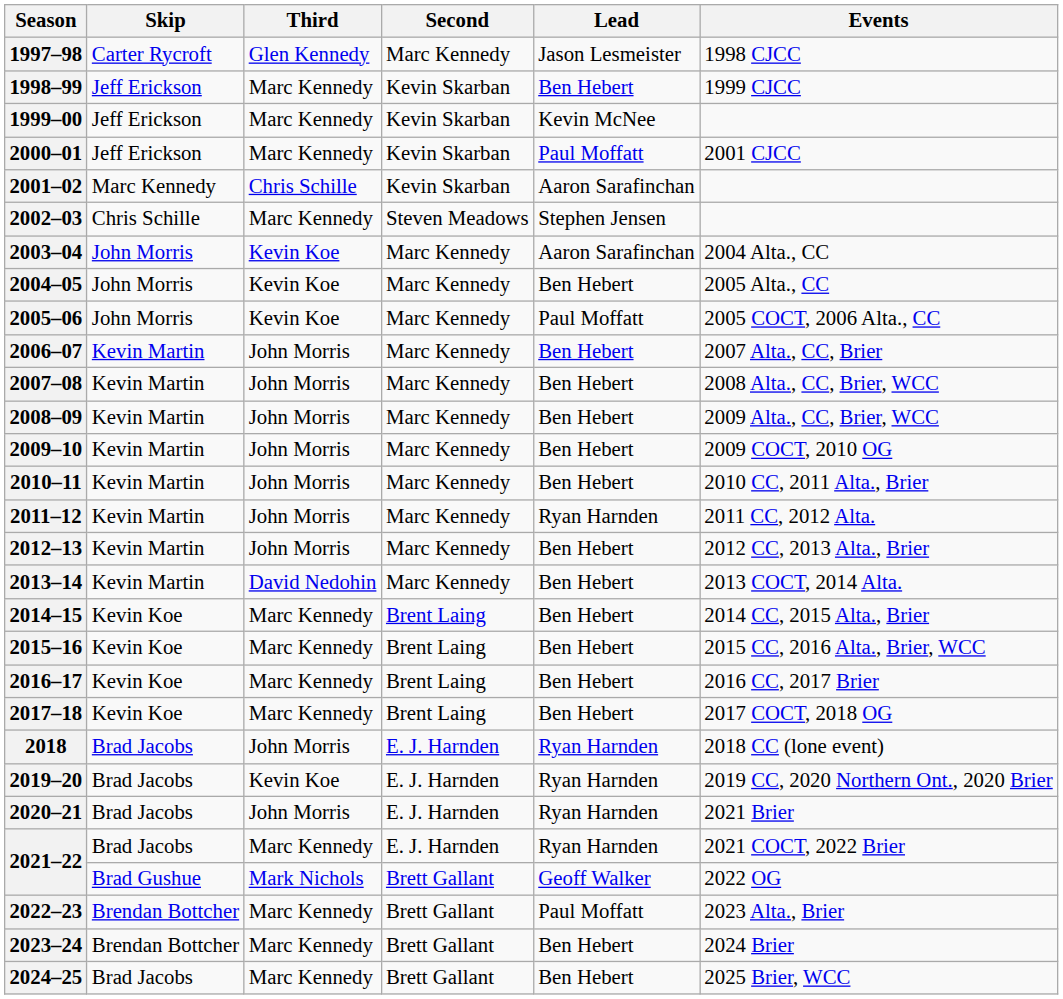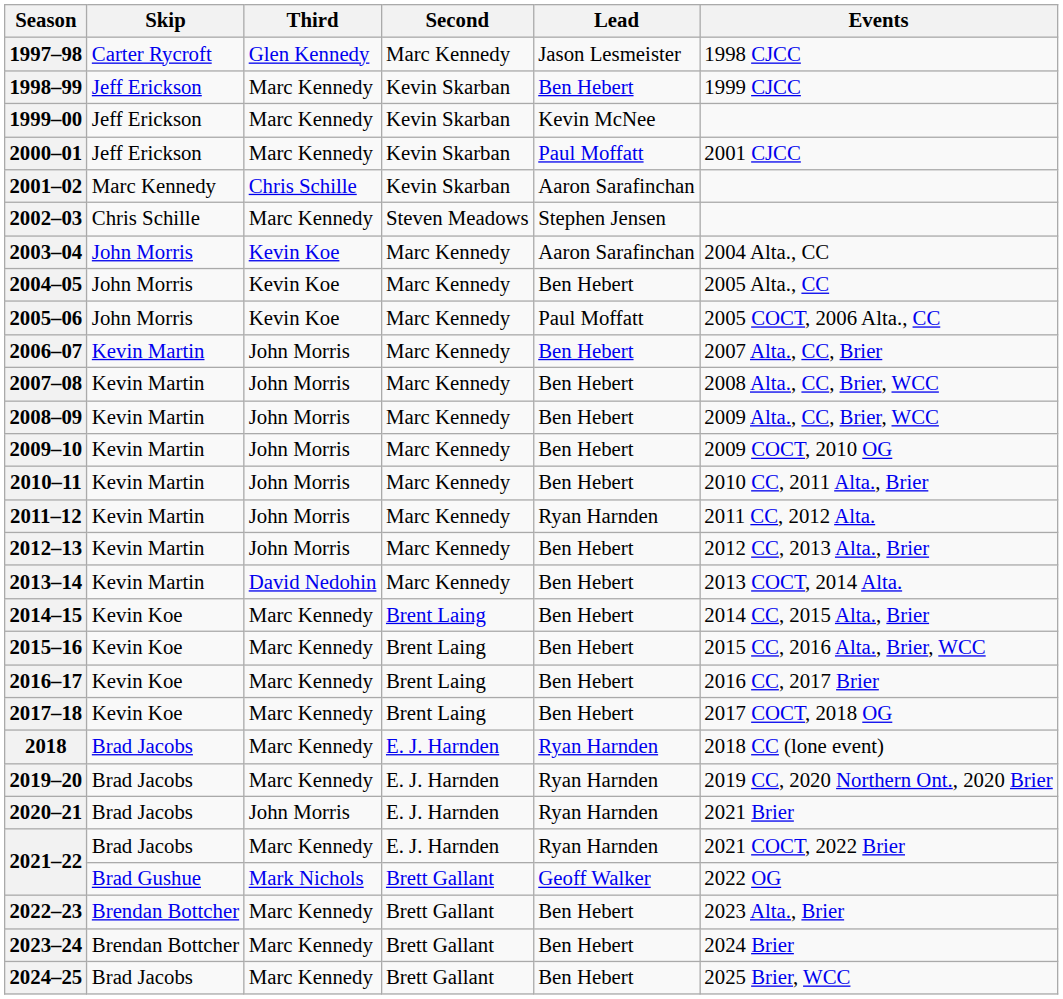(299, 746) John Morris -> (311, 746) Marc Kennedy
(294, 779) Kevin Koe -> (311, 779) Marc Kennedy
(591, 911) Paul Moffatt -> (586, 911) Ben Hebert
